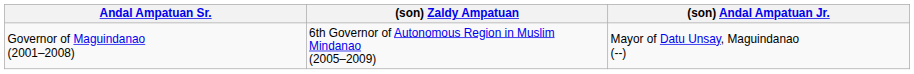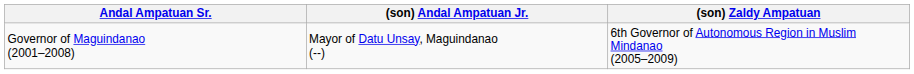columns swapped: (759, 13) <-> (457, 13)
